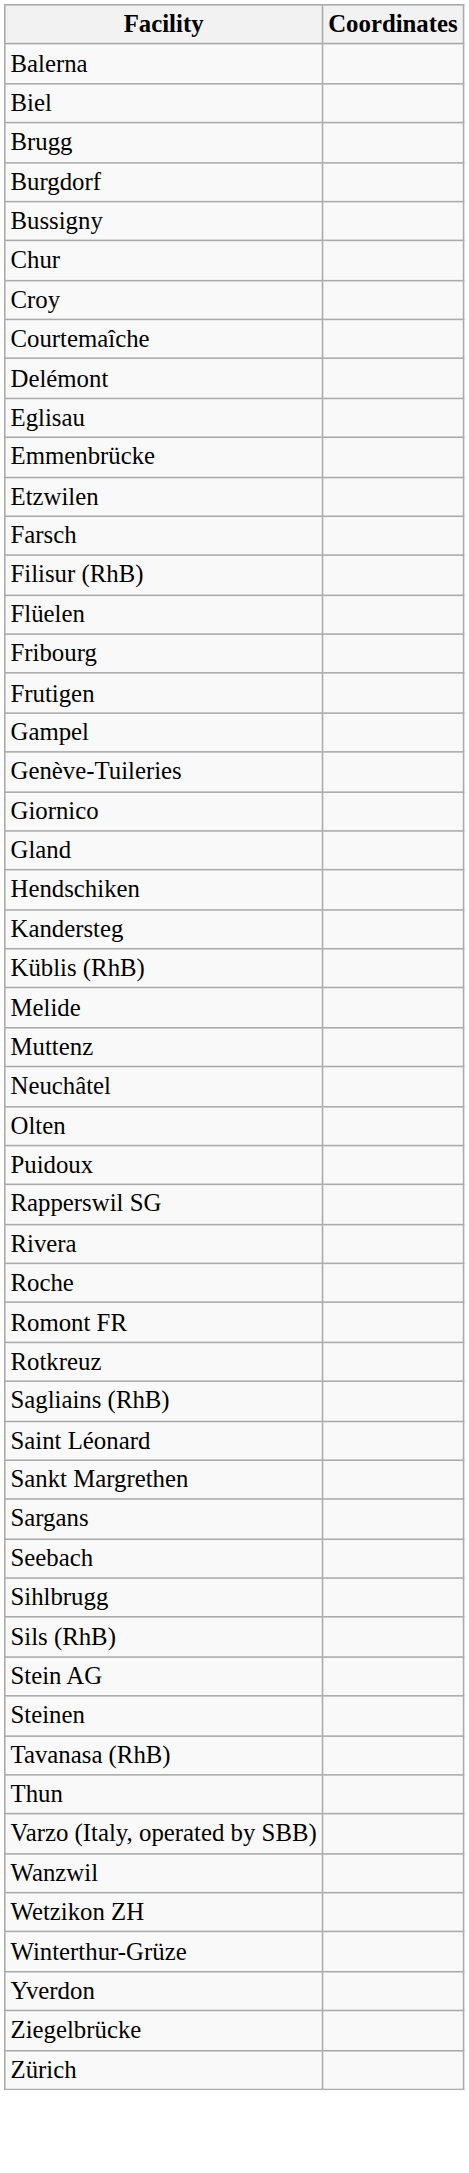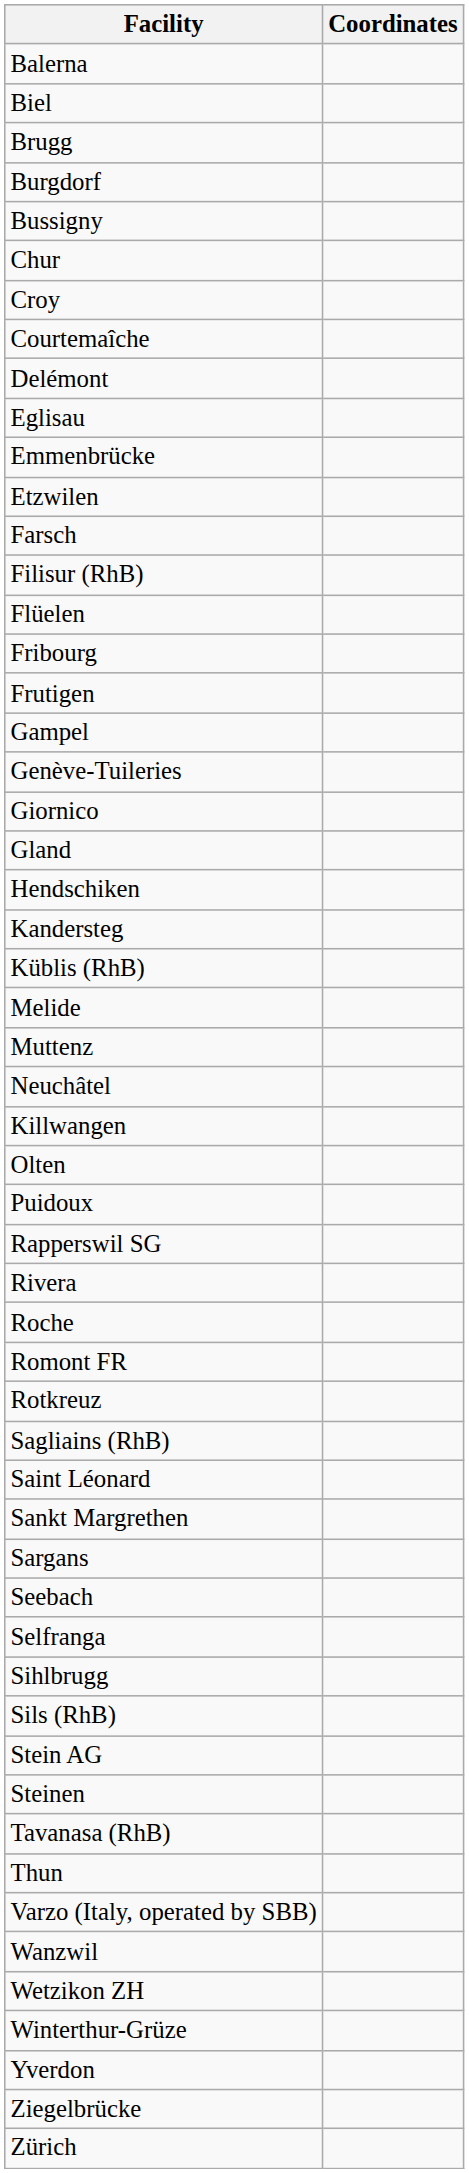+ row: (68, 1125)
+ row: (58, 1636)
